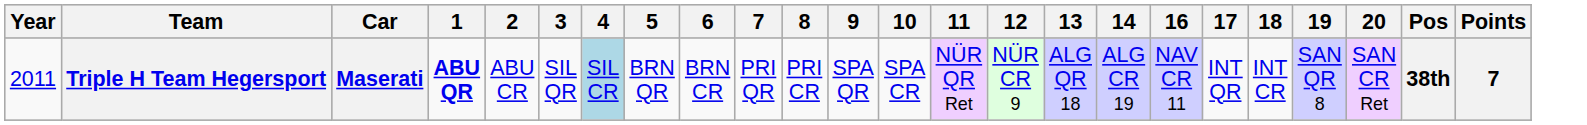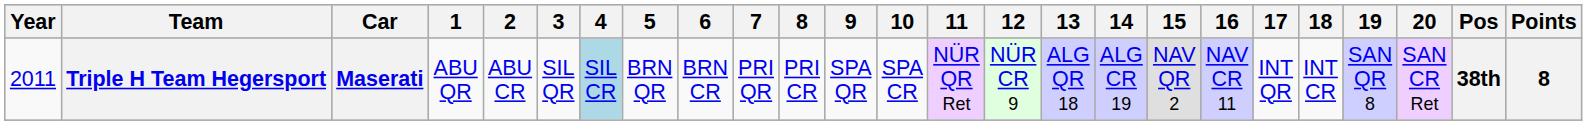+ column: (1174, 21)
(457, 79) bold -> (456, 79) normal
(1493, 79) 7 -> (1544, 79) 8
